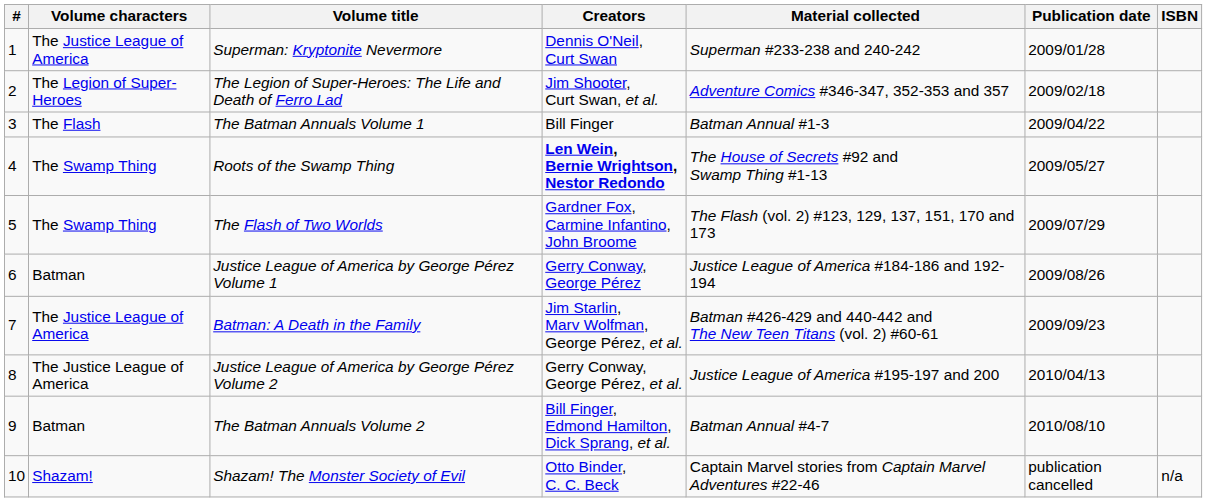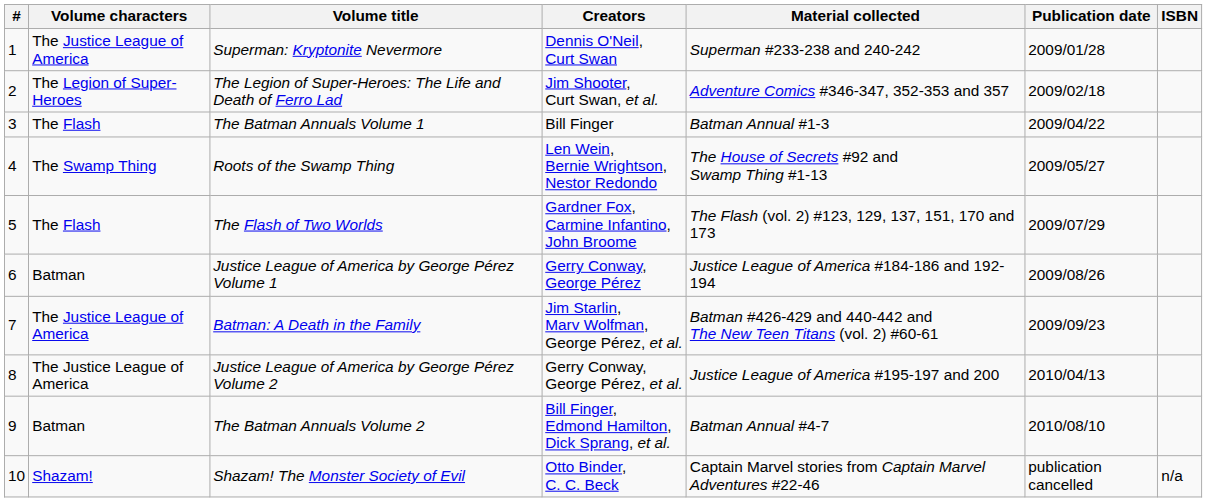(611, 165) bold -> (606, 165) normal
(94, 224) The Swamp Thing -> (66, 224) The Flash
